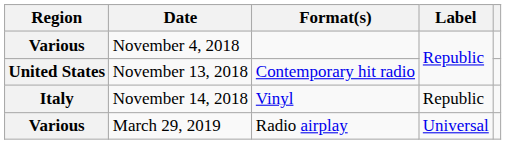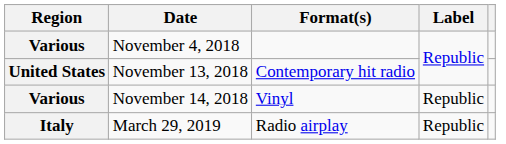(57, 98) Italy -> (57, 98) Various
(57, 125) Various -> (57, 125) Italy
(456, 125) Universal -> (453, 125) Republic
